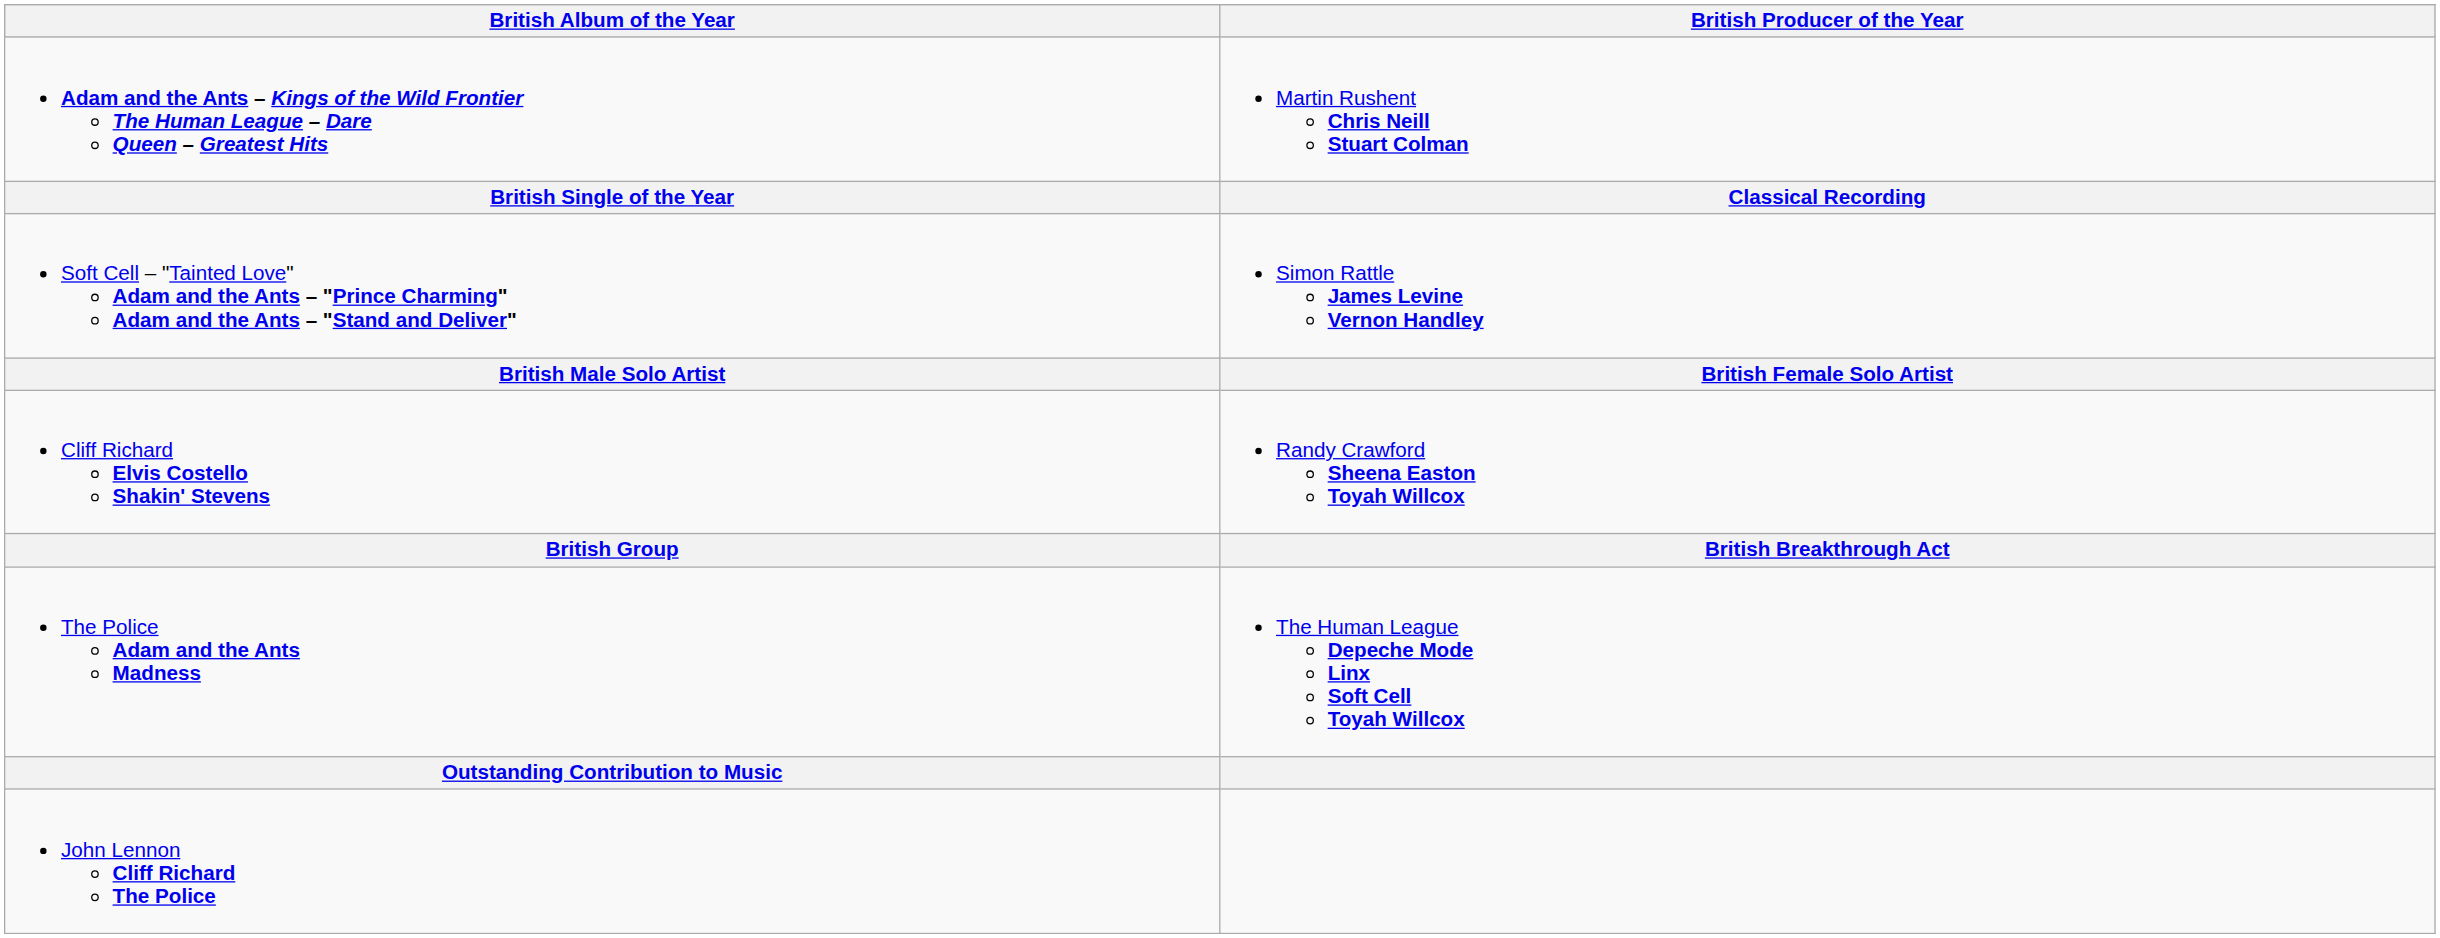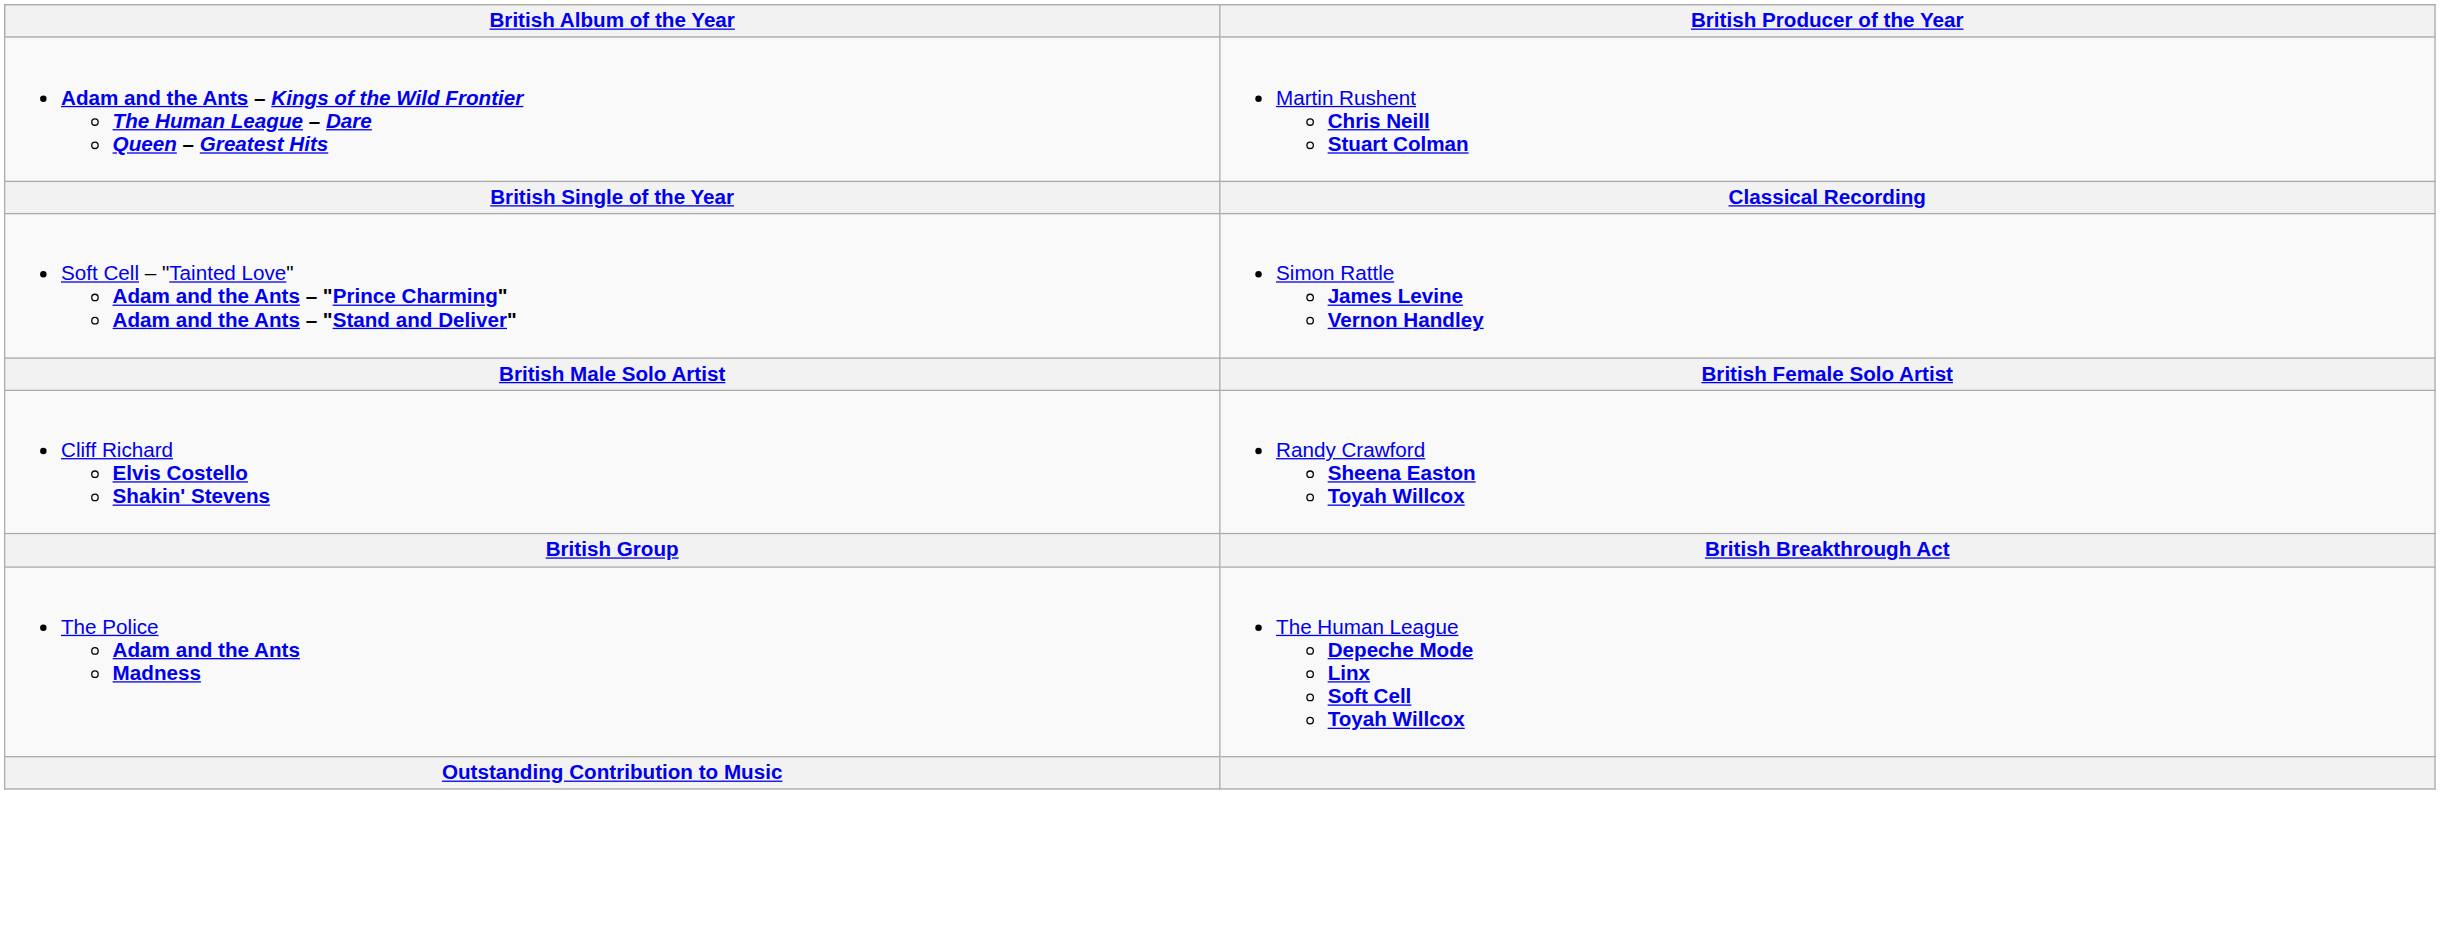- row: (612, 873)
